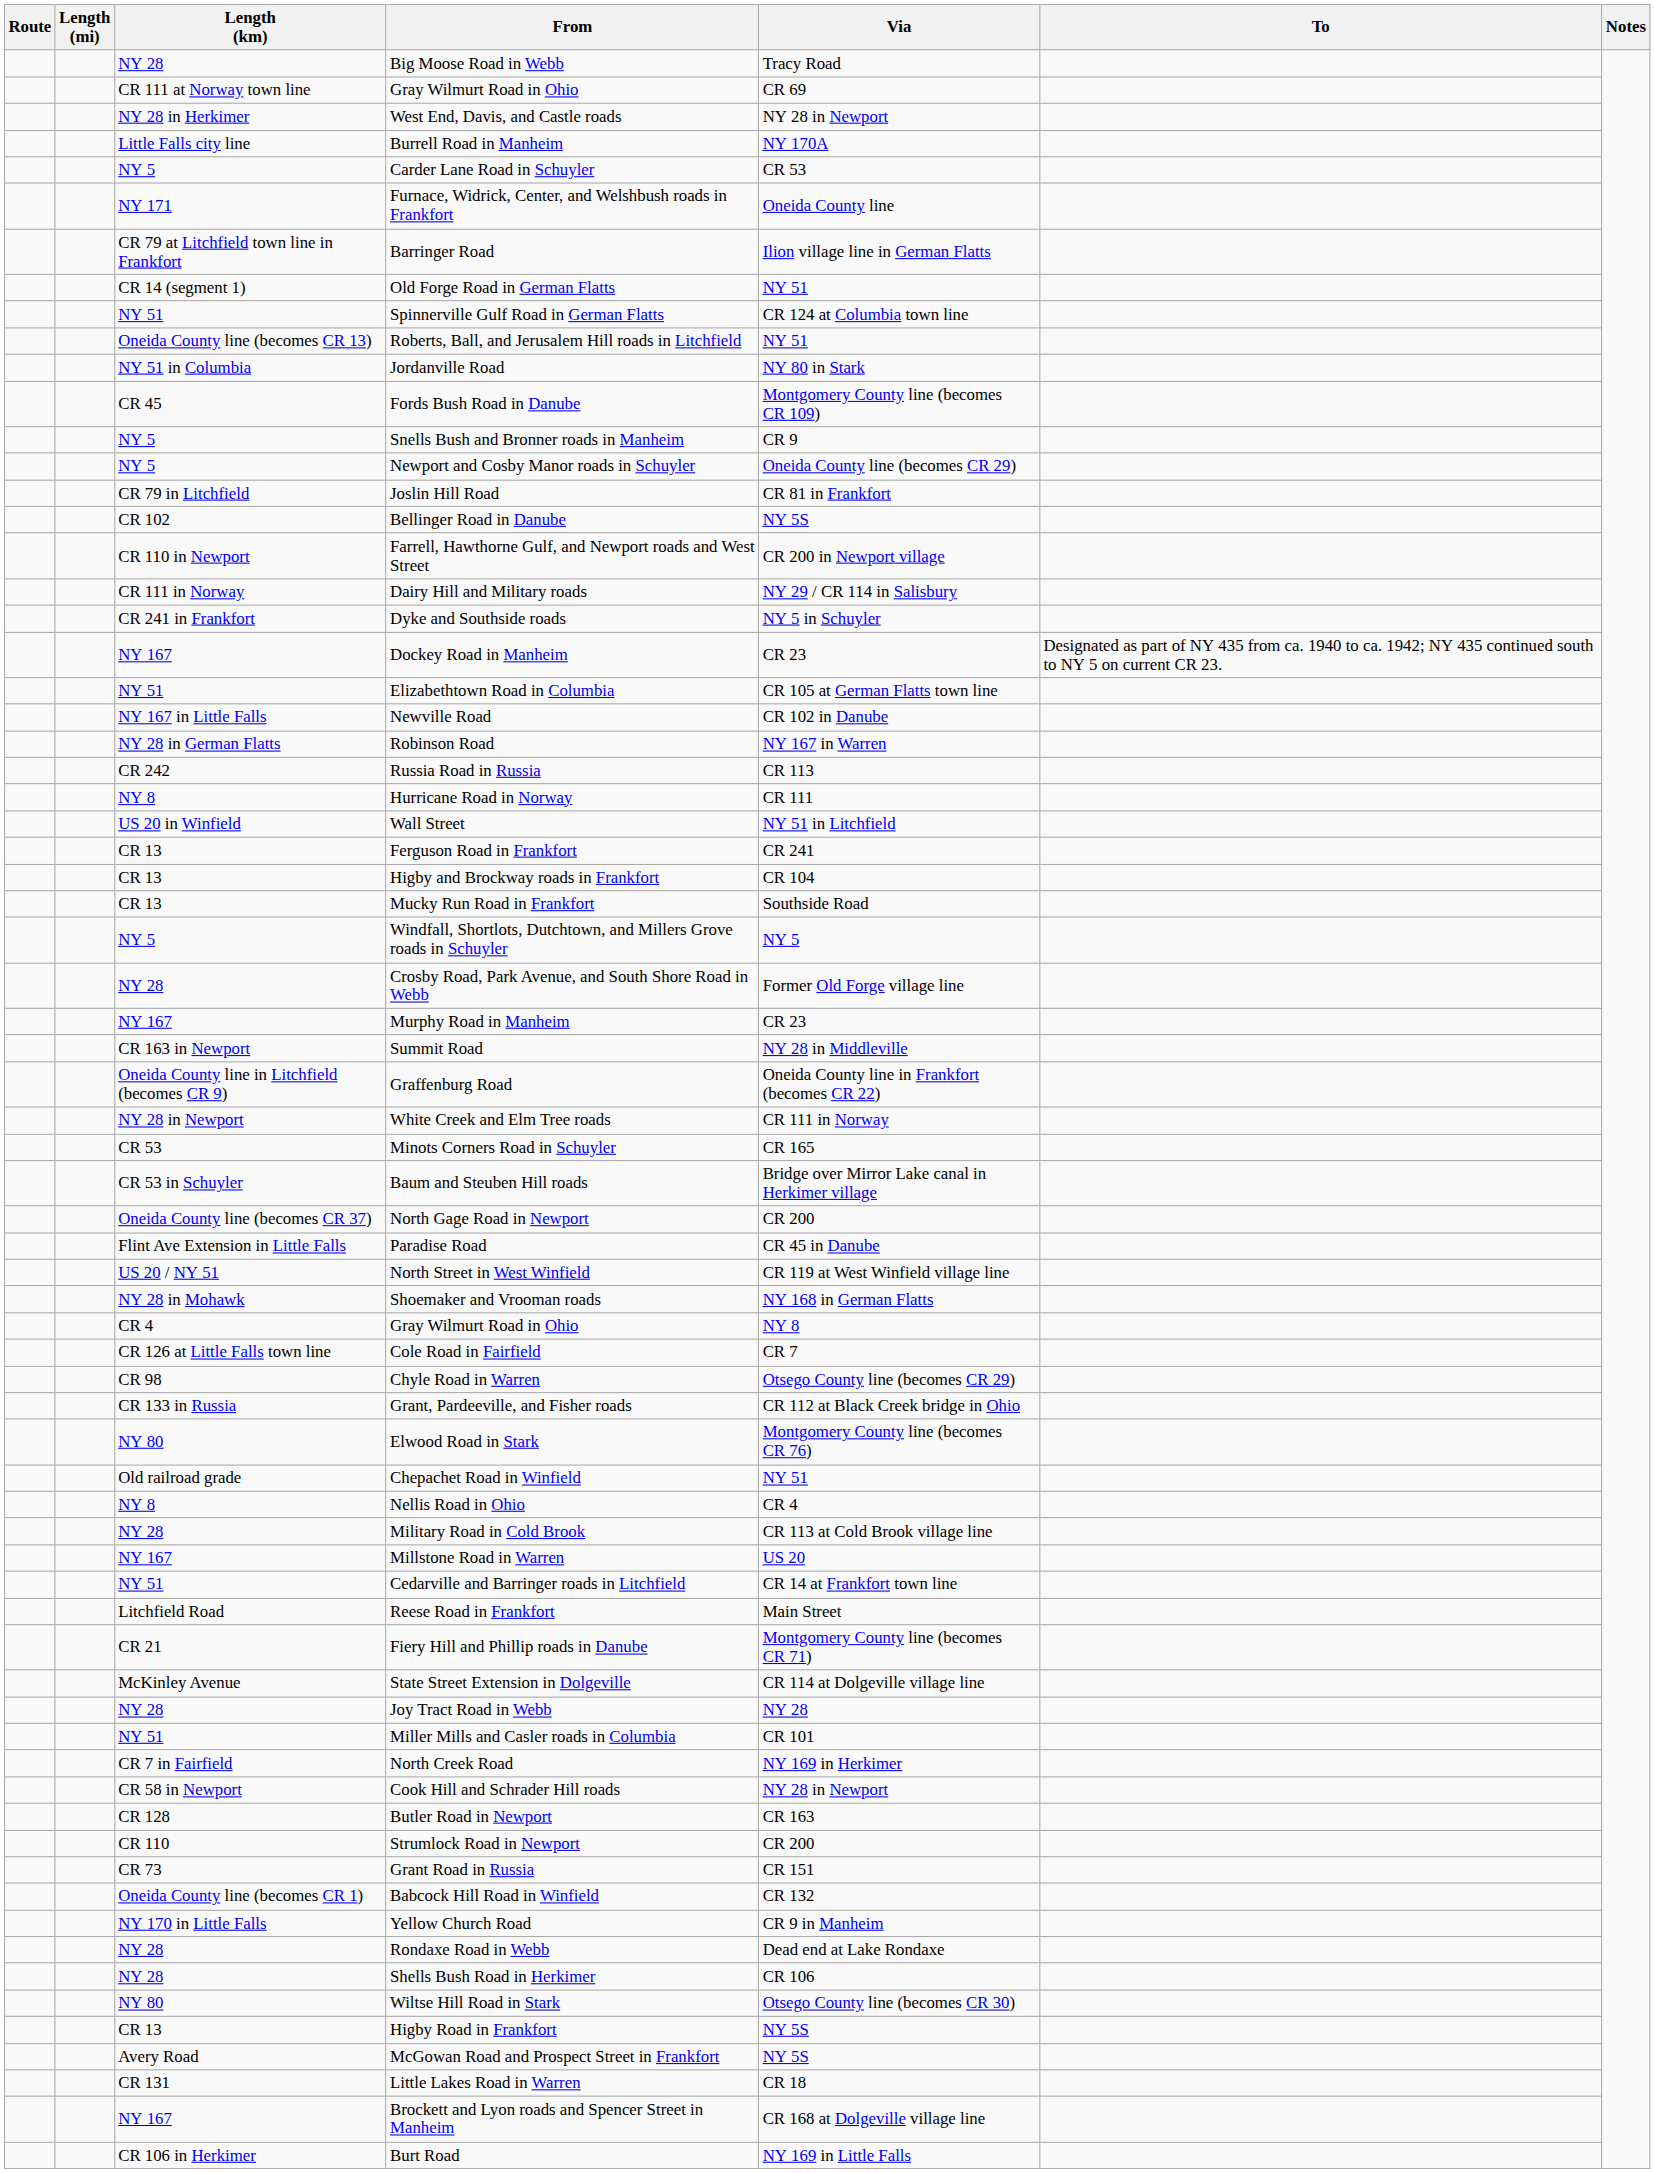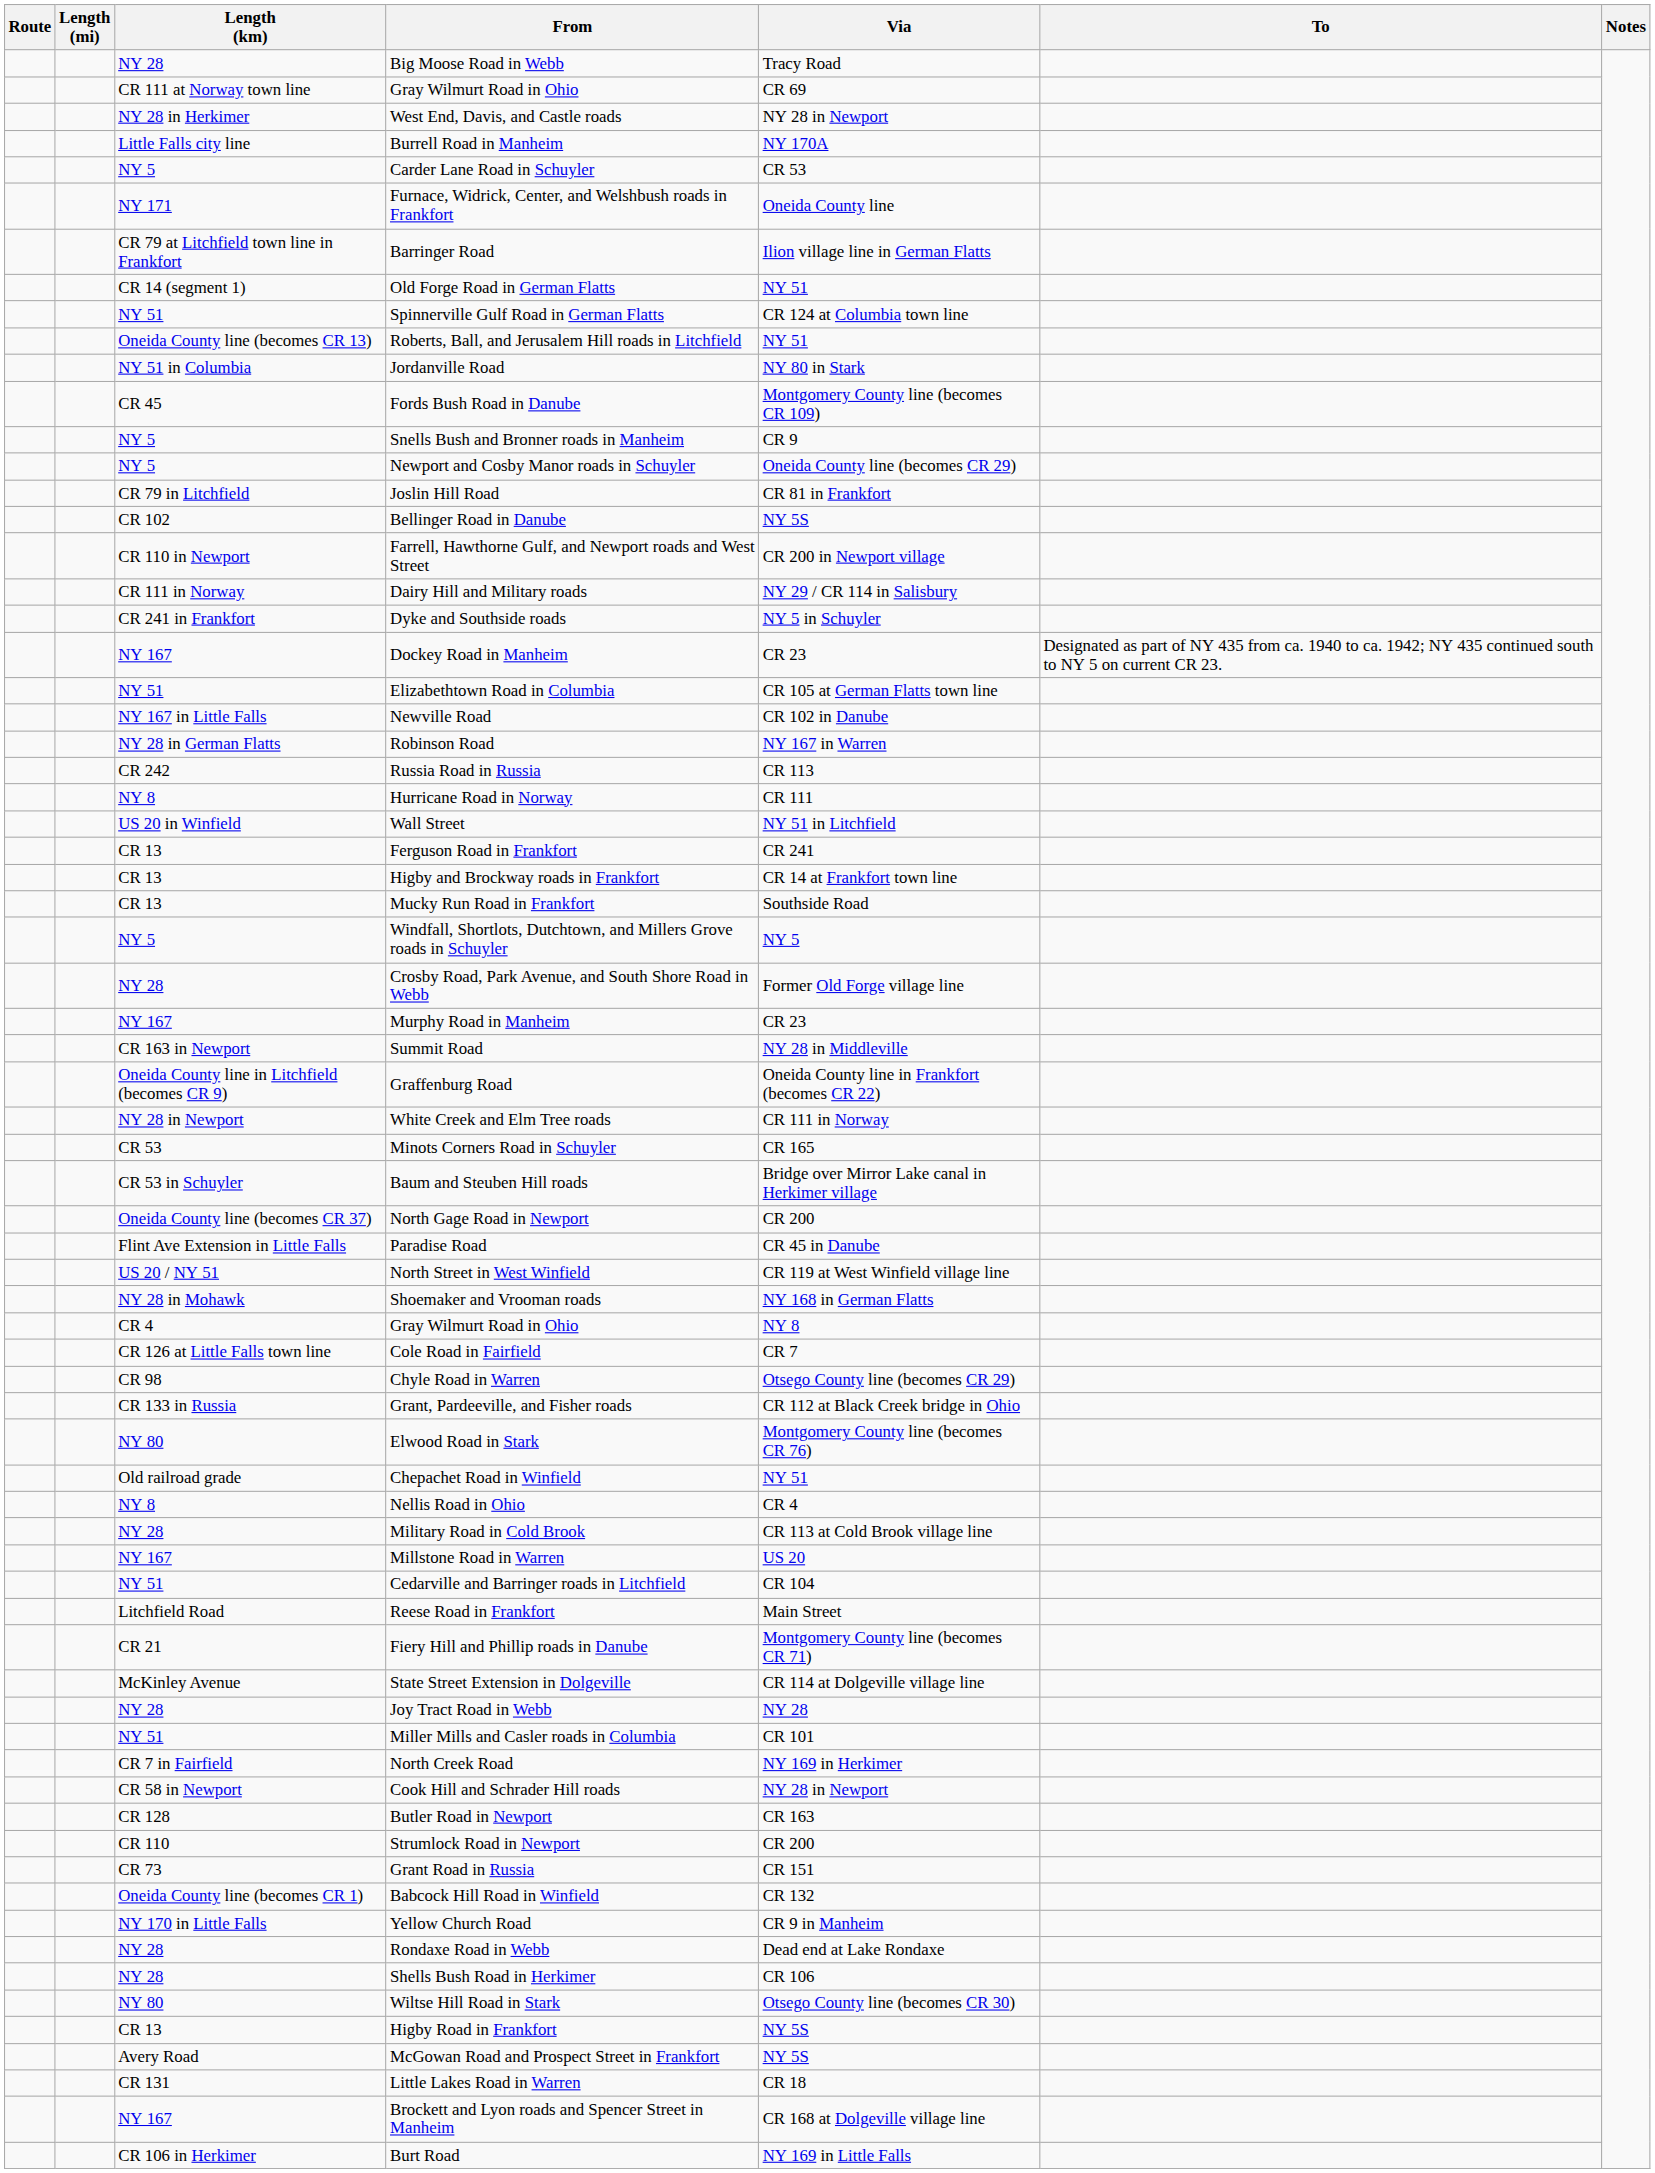(789, 877) CR 104 -> (860, 877) CR 14 at Frankfort town line
(860, 1584) CR 14 at Frankfort town line -> (789, 1584) CR 104
